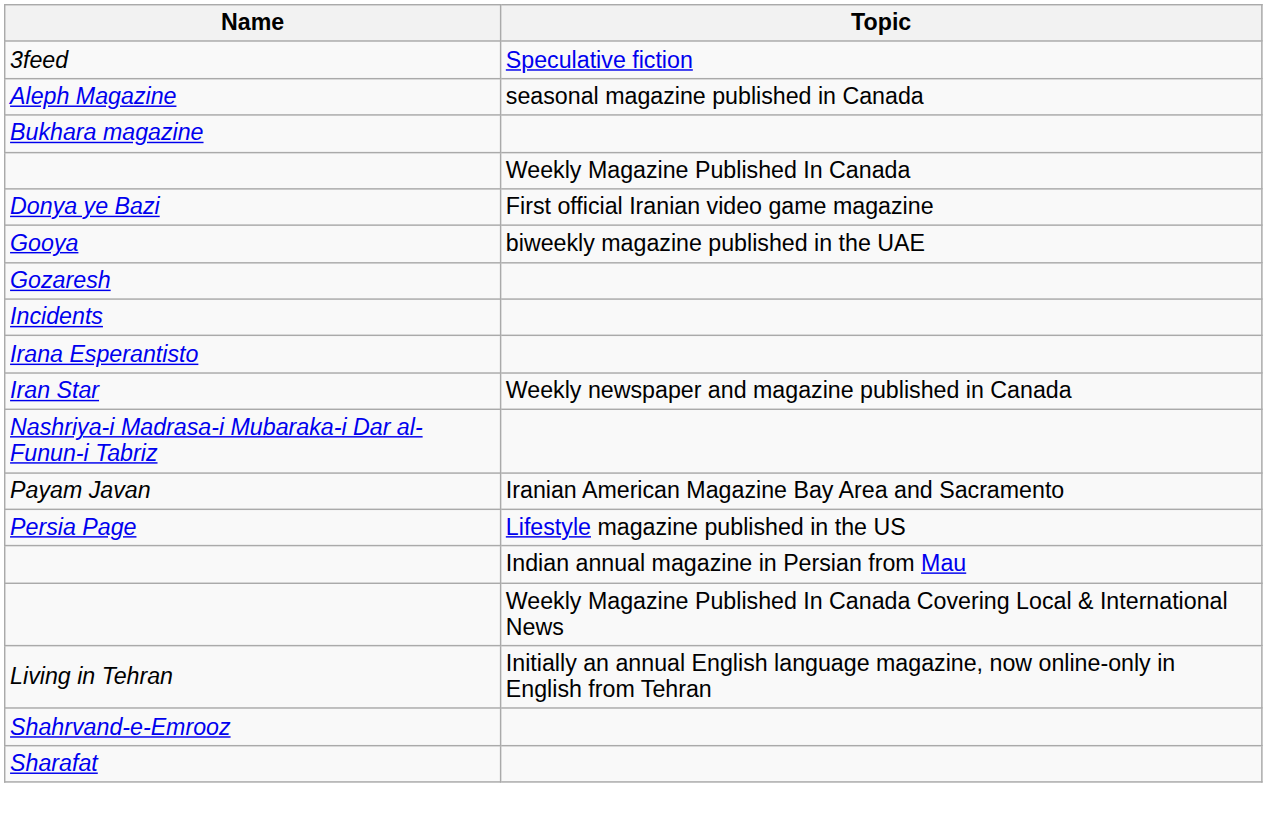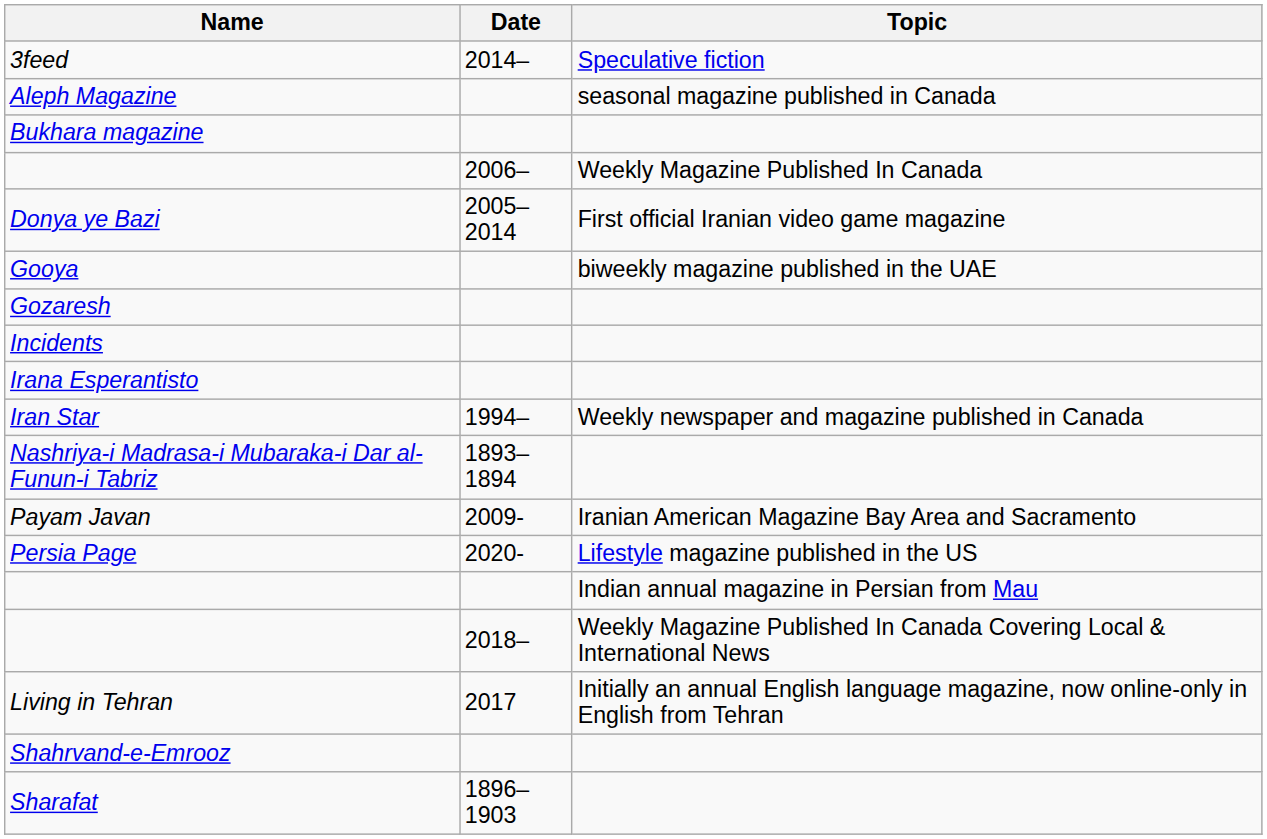+ column: (516, 22)
